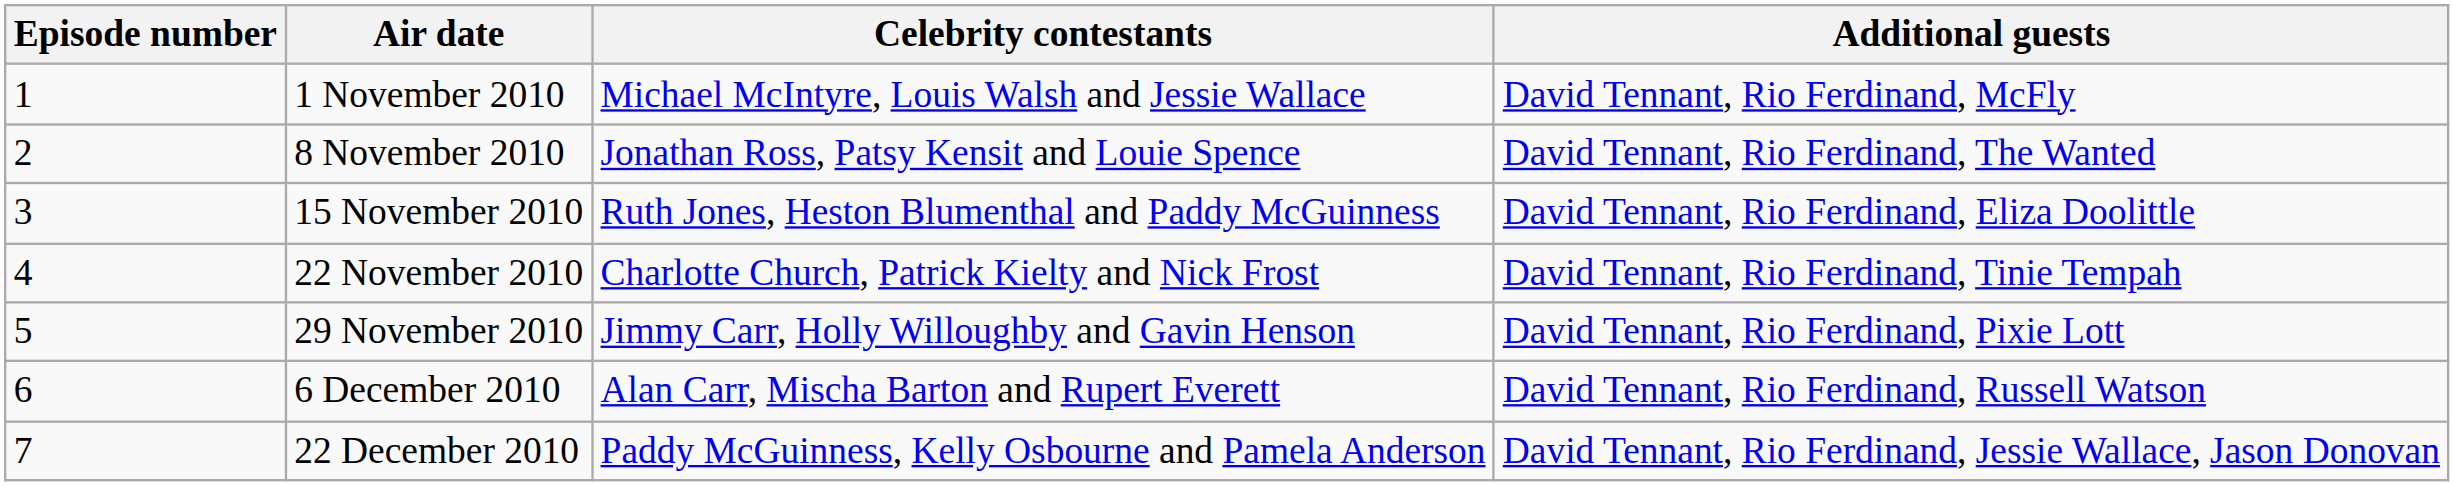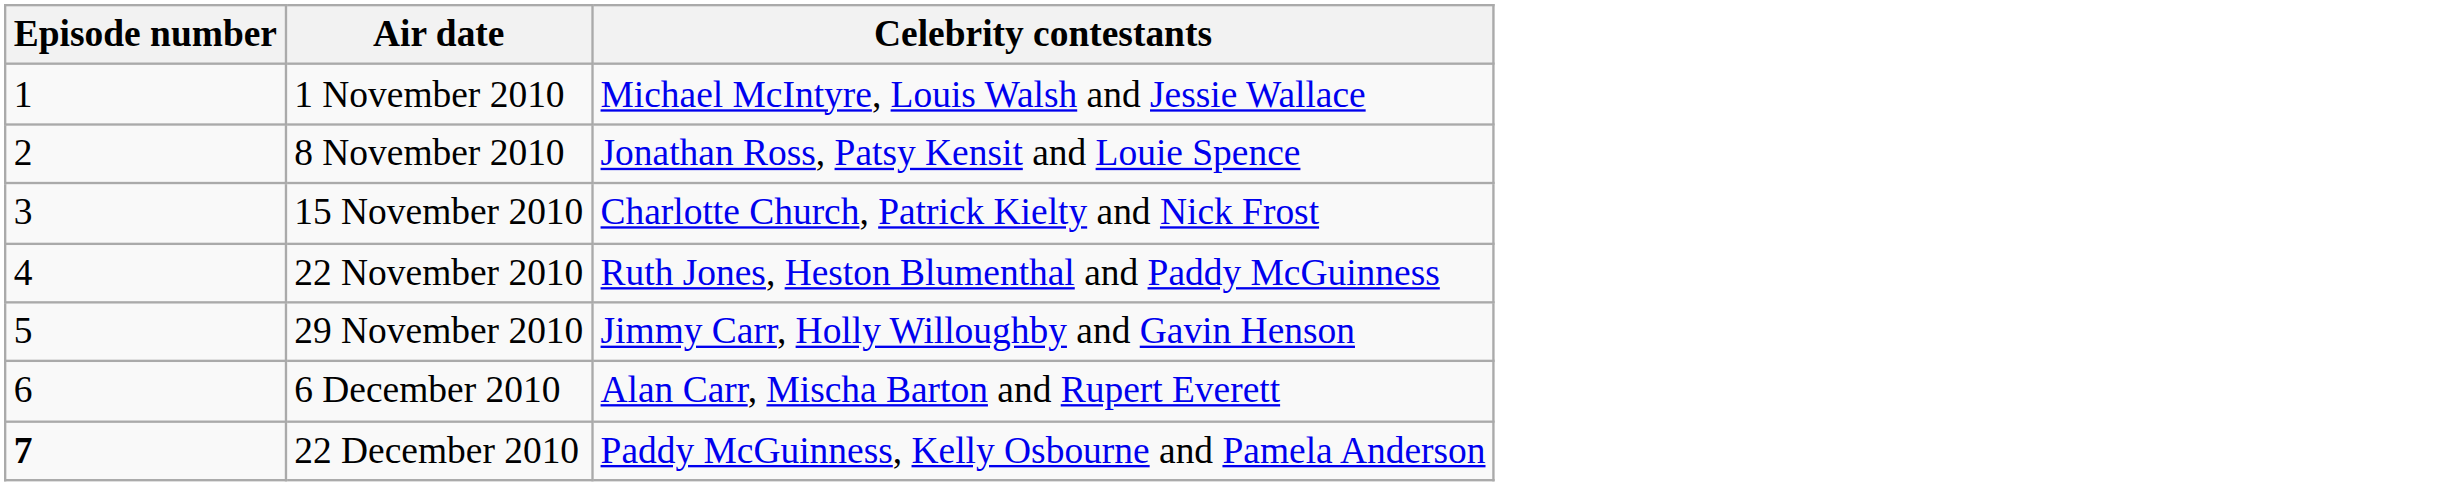- column: (1971, 34)
(1020, 212) Ruth Jones, Heston Blumenthal and Paddy McGuinness -> (960, 212) Charlotte Church, Patrick Kielty and Nick Frost
(960, 271) Charlotte Church, Patrick Kielty and Nick Frost -> (1020, 271) Ruth Jones, Heston Blumenthal and Paddy McGuinness
(23, 449) normal -> (23, 449) bold
